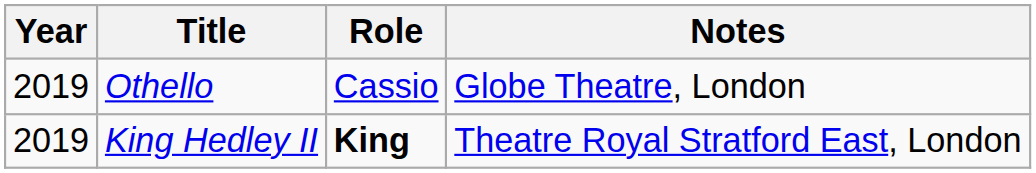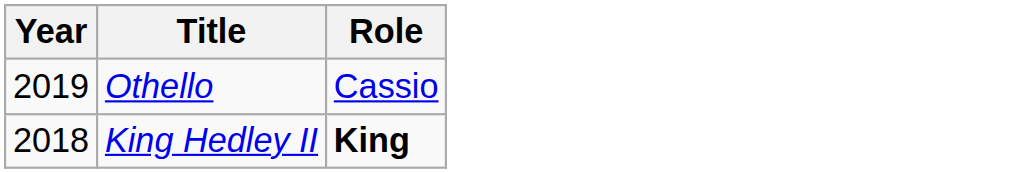- column: (738, 31)
(51, 140) 2019 -> (51, 140) 2018
